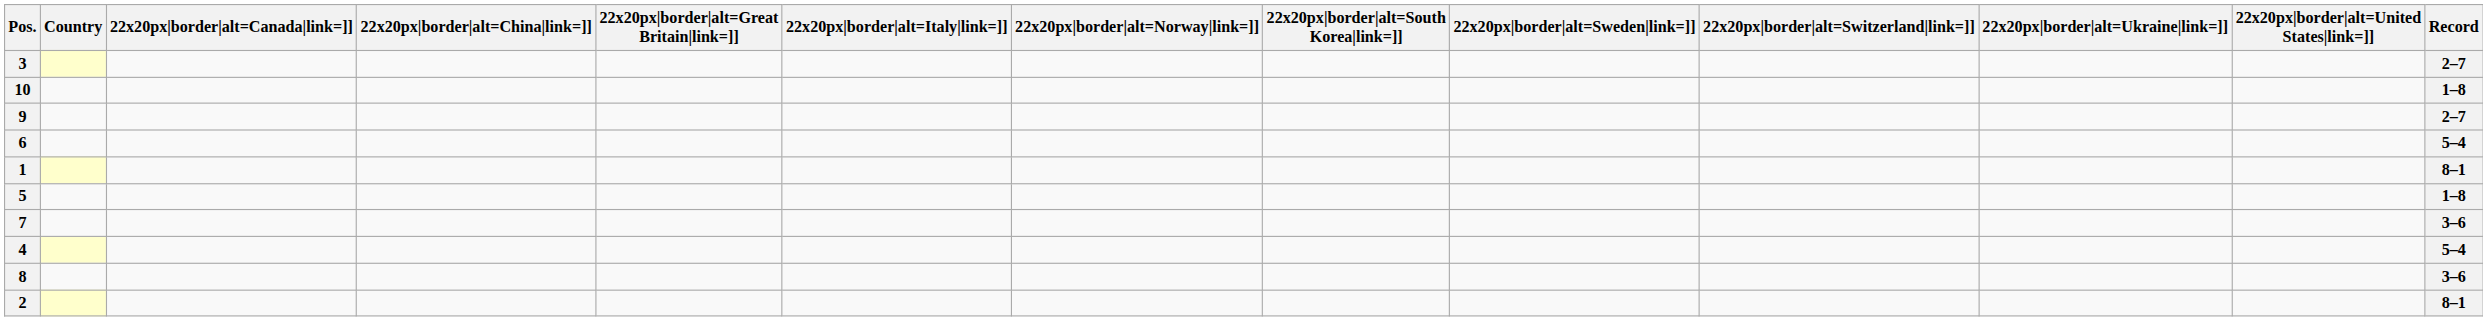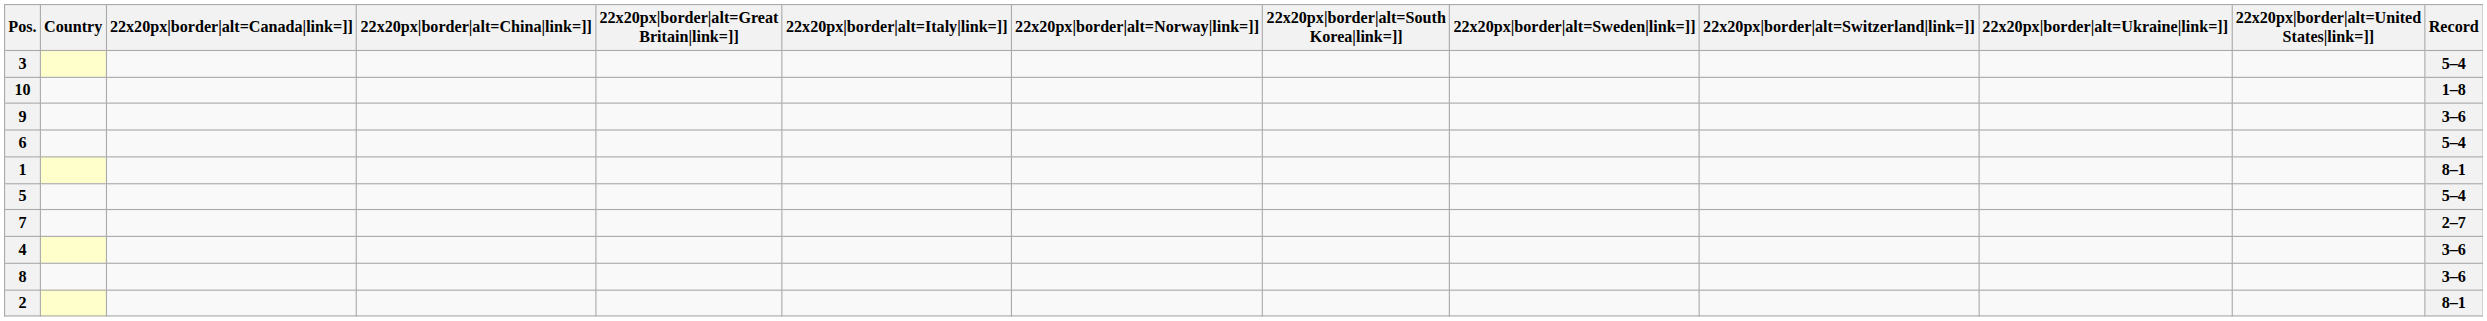(2454, 63) 2–7 -> (2454, 63) 5–4
(2454, 117) 2–7 -> (2454, 117) 3–6
(2454, 196) 1–8 -> (2454, 196) 5–4
(2454, 223) 3–6 -> (2454, 223) 2–7
(2454, 250) 5–4 -> (2454, 250) 3–6
